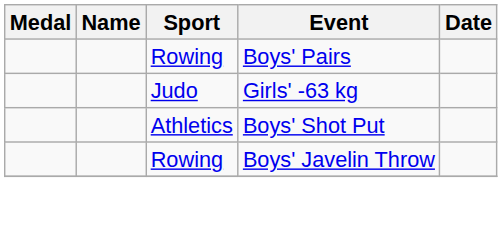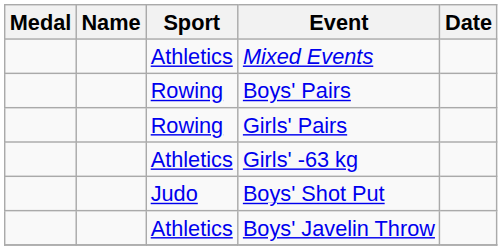+ row: (308, 57)
+ row: (295, 125)
(174, 91) Judo -> (192, 160) Athletics
(192, 125) Athletics -> (174, 194) Judo
(187, 160) Rowing -> (192, 229) Athletics
